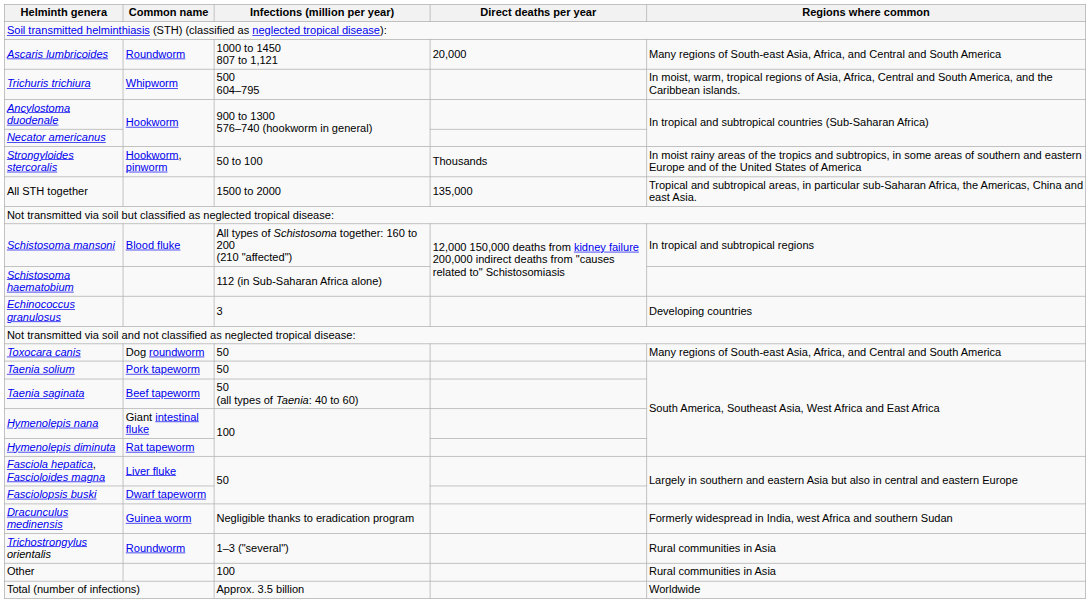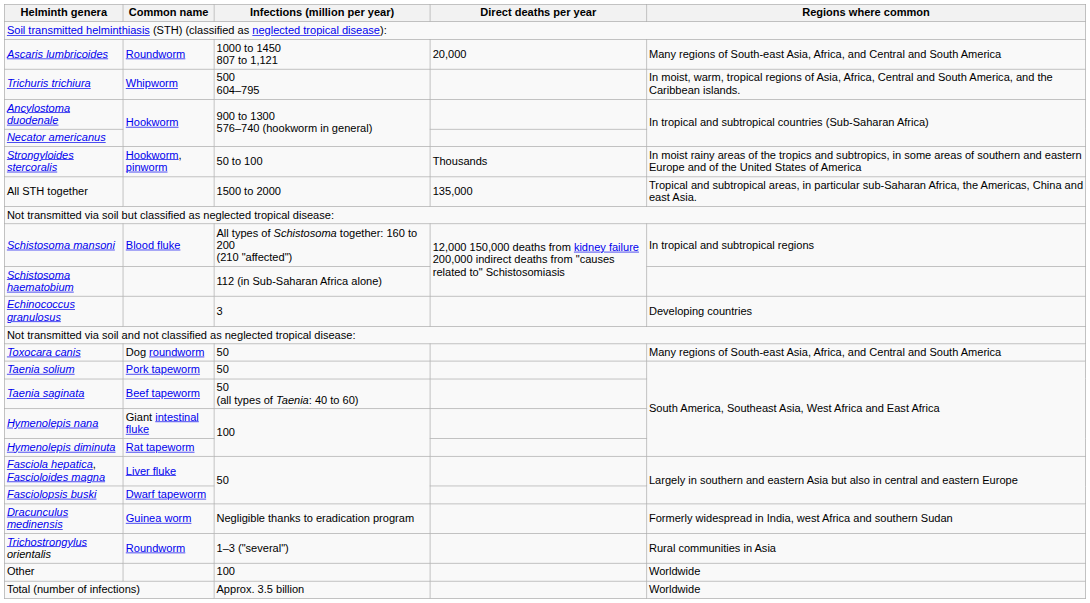(712, 572) Rural communities in Asia -> (675, 572) Worldwide
